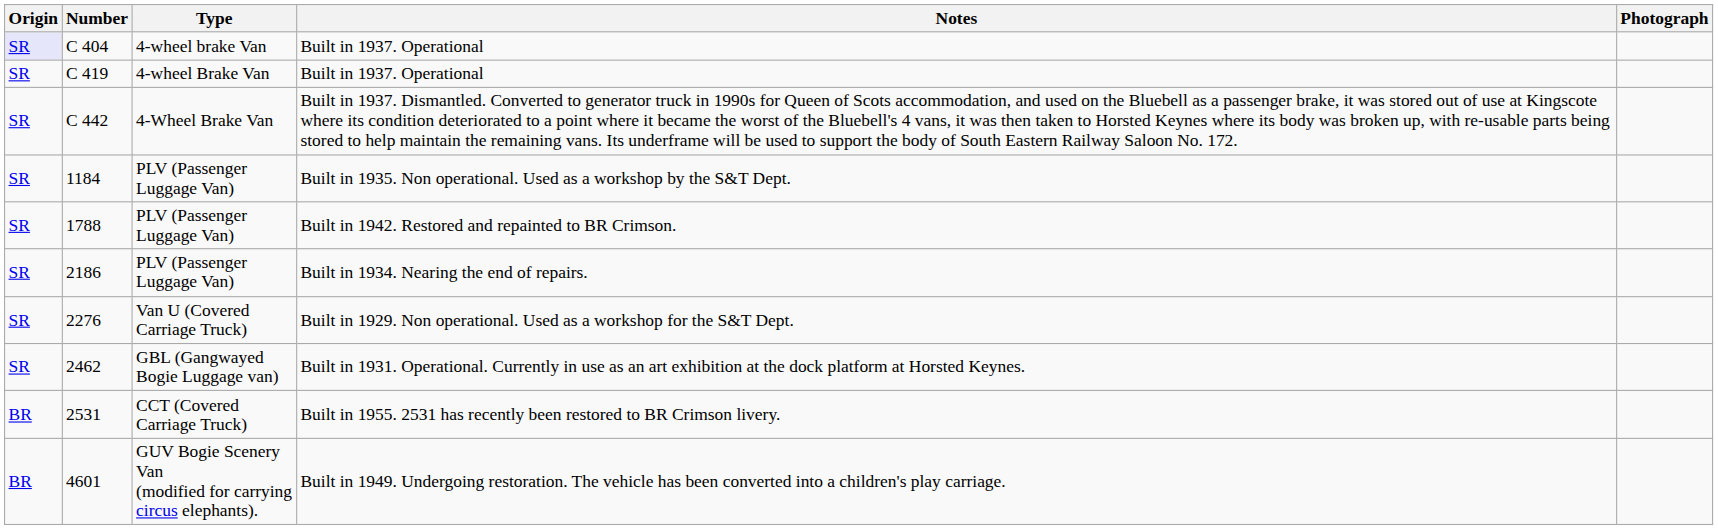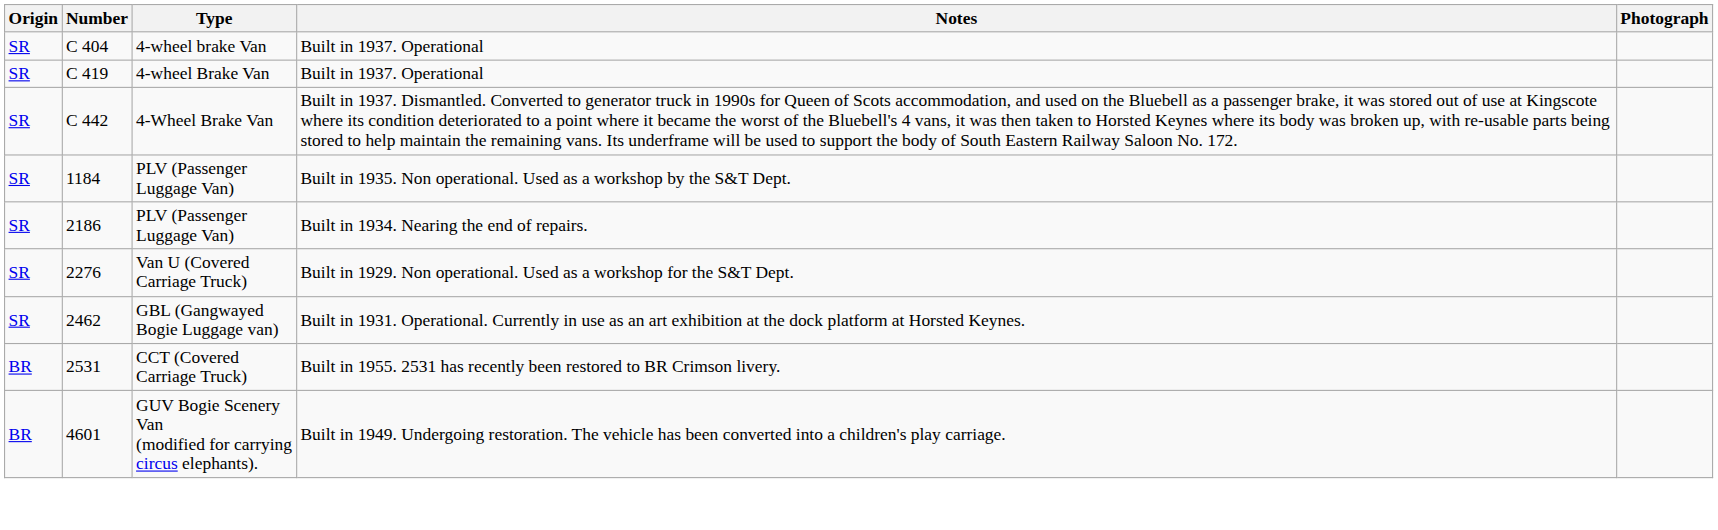(19, 45) lavender background -> (19, 45) no background
- row: (83, 225)
